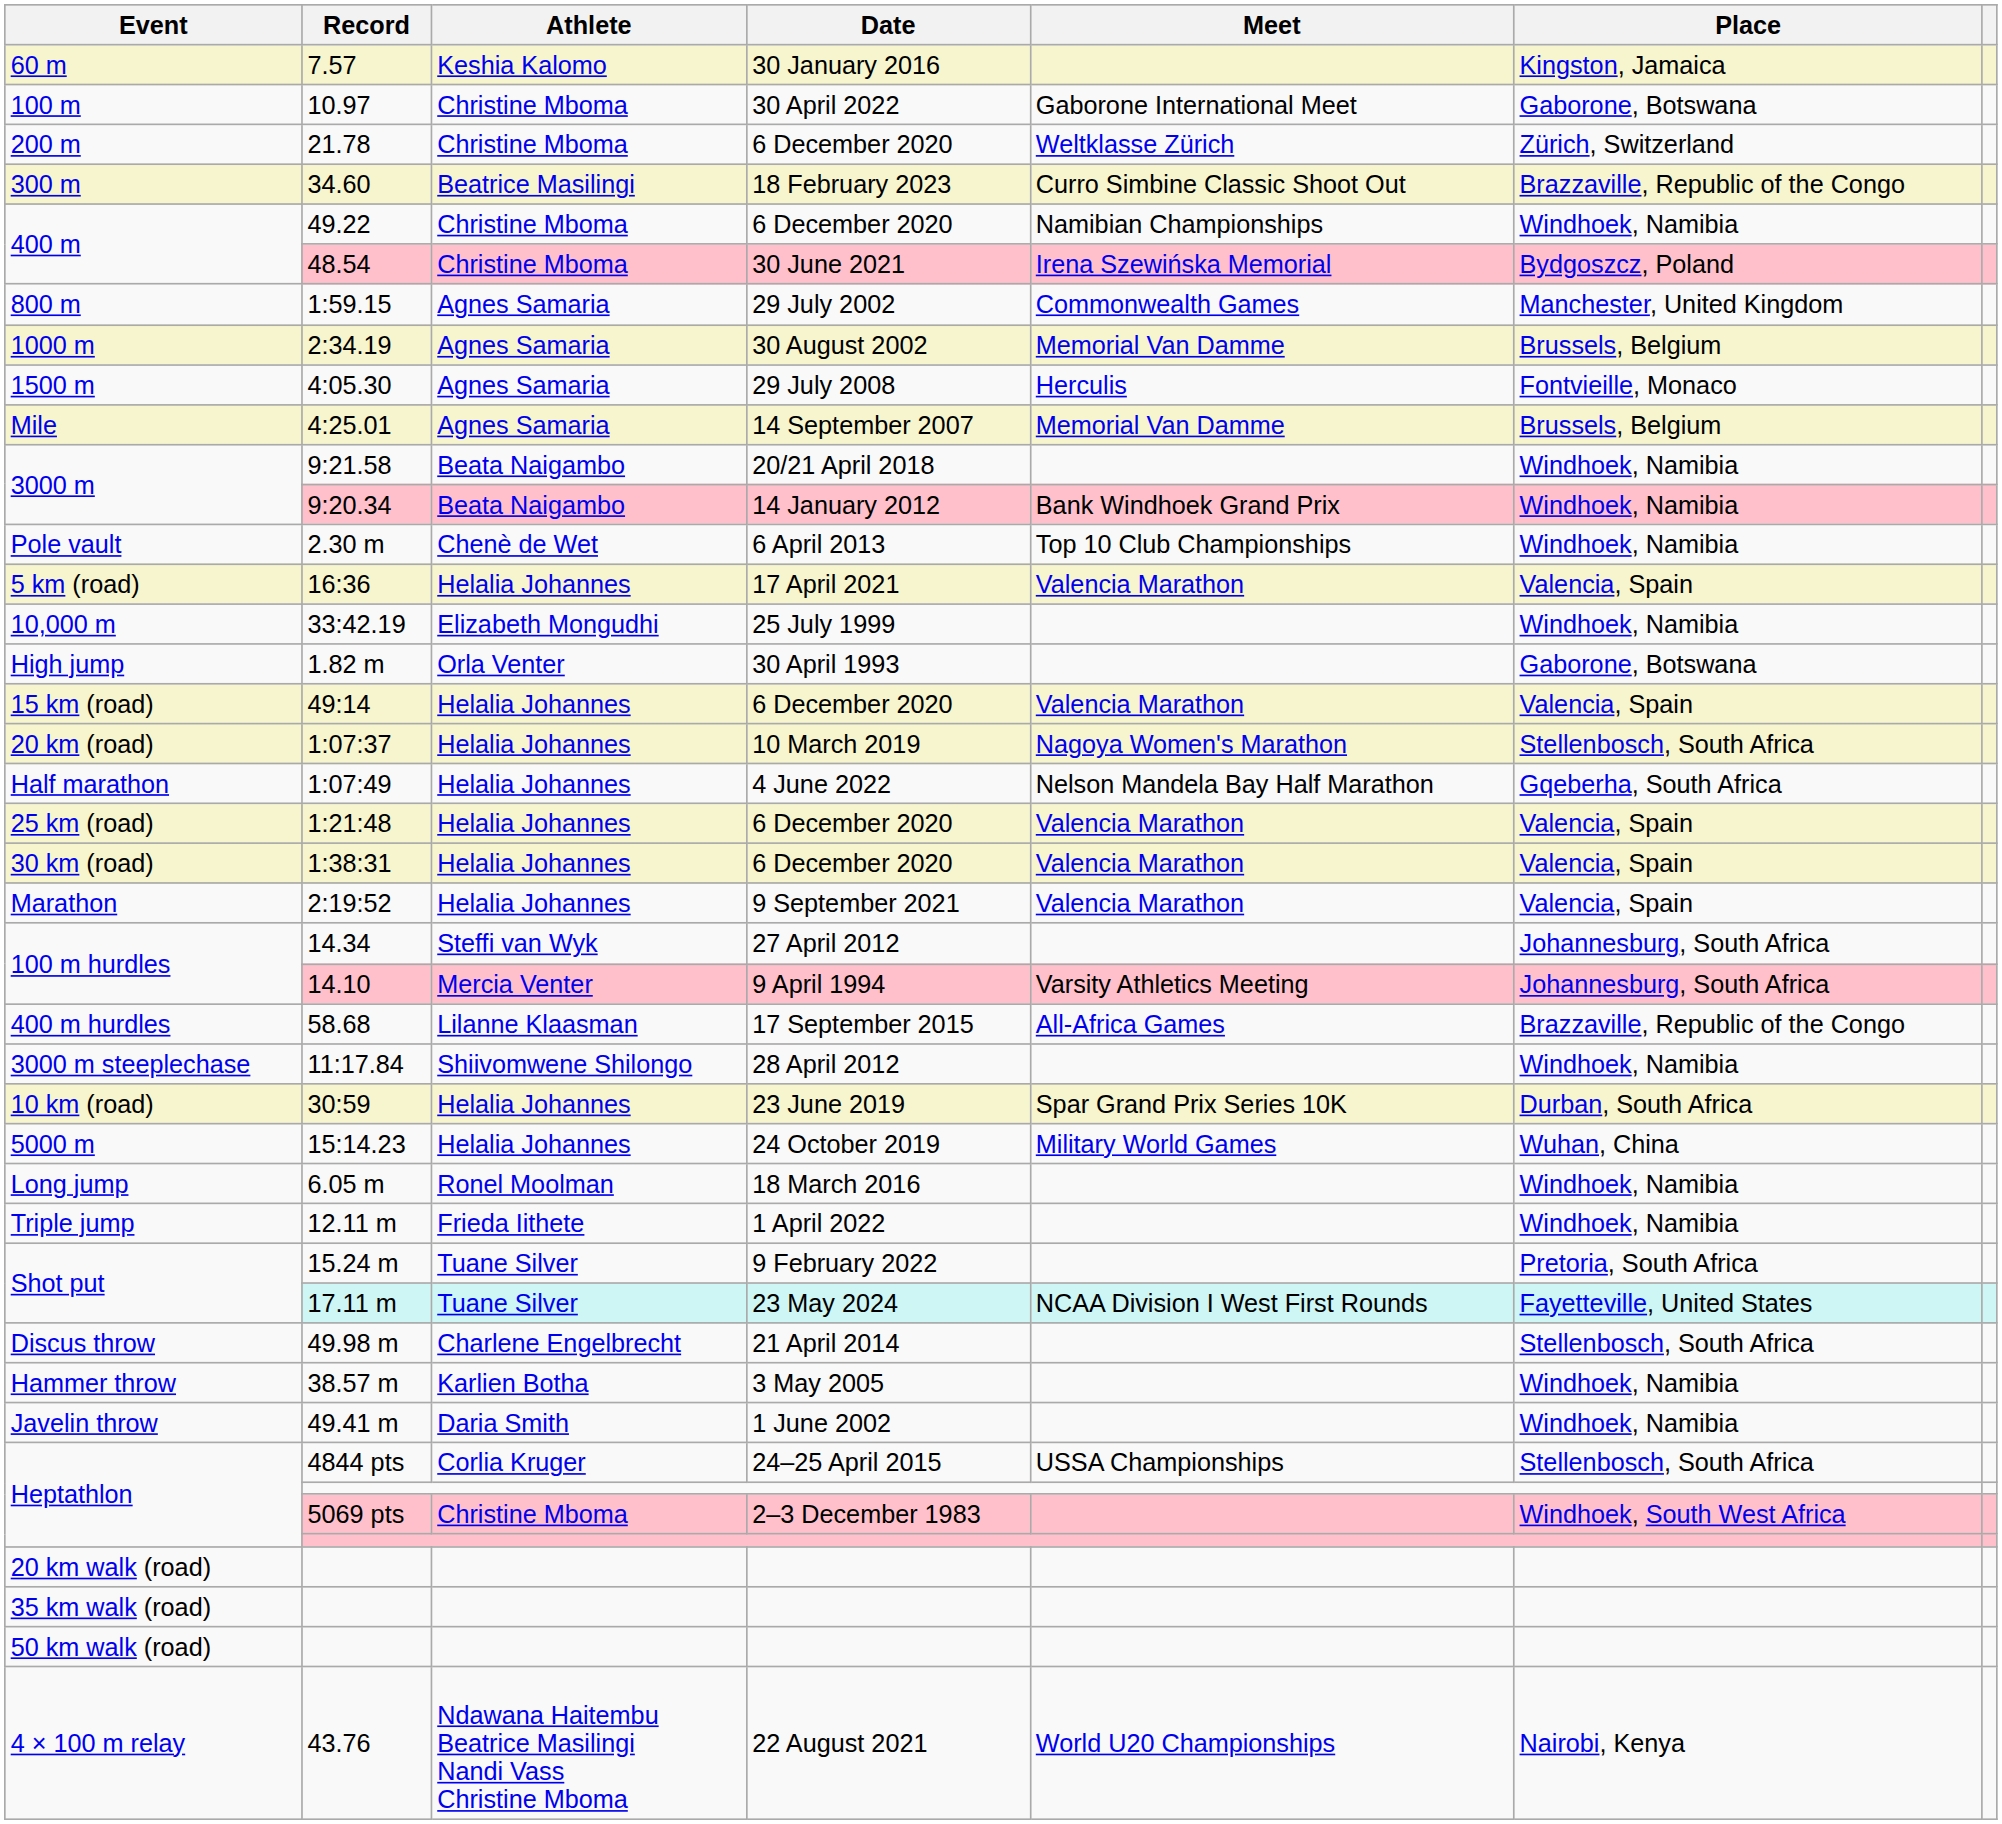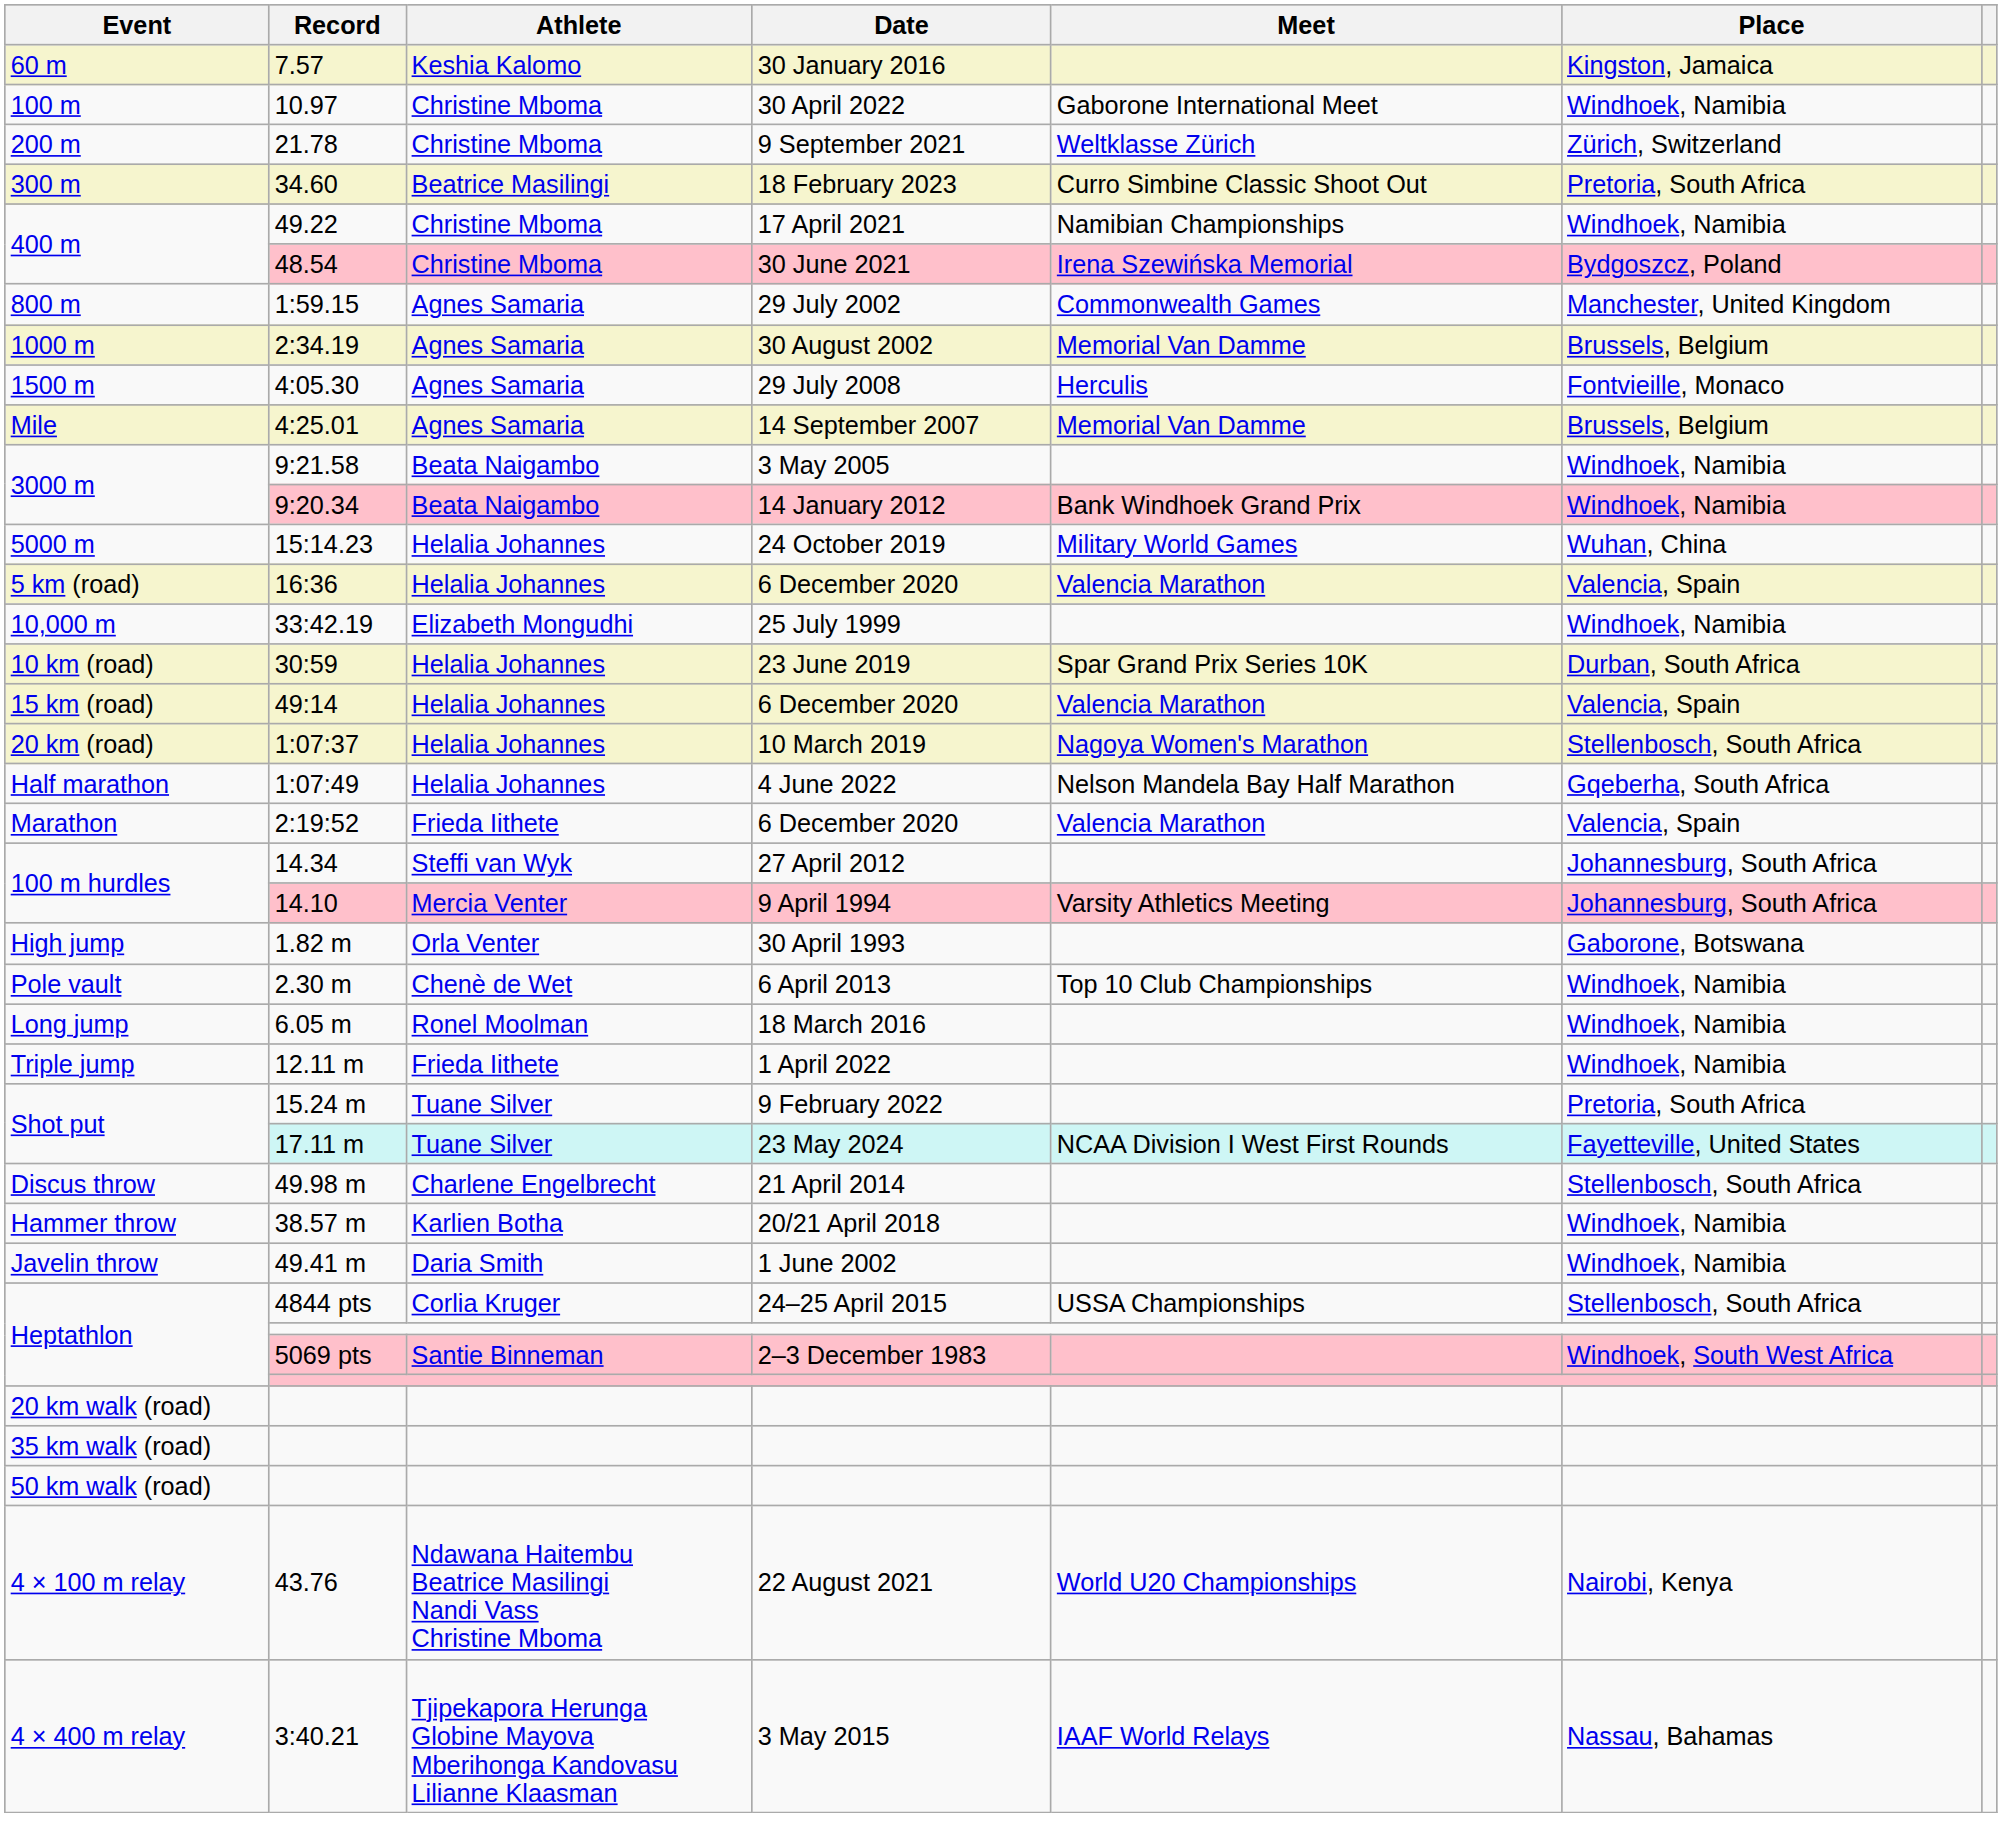(1638, 105) Gaborone, Botswana -> (1676, 105) Windhoek, Namibia
(852, 145) 6 December 2020 -> (862, 145) 9 September 2021
(1712, 185) Brazzaville, Republic of the Congo -> (1686, 185) Pretoria, South Africa
(852, 225) 6 December 2020 -> (831, 225) 17 April 2021
(843, 464) 20/21 April 2018 -> (824, 464) 3 May 2005
rows swapped: (53, 1143) <-> (66, 544)
(826, 584) 17 April 2021 -> (858, 584) 6 December 2020
rows swapped: (82, 1103) <-> (67, 664)
- row: (82, 824)
- row: (82, 864)
(534, 904) Helalia Johannes -> (485, 824) Frieda Iithete
(856, 904) 9 September 2021 -> (858, 824) 6 December 2020
- row: (91, 1024)
- row: (131, 1064)
(818, 1383) 3 May 2005 -> (849, 1223) 20/21 April 2018
(533, 1515) Christine Mboma -> (508, 1355) Santie Binneman
+ row: (98, 1736)
